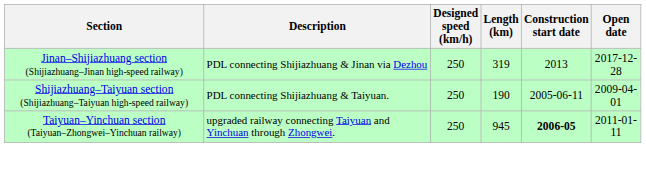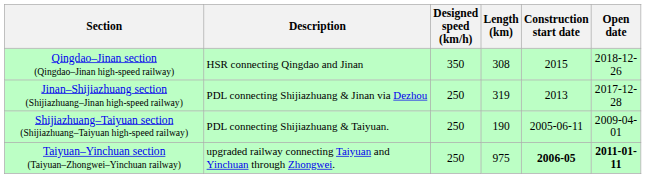+ row: (104, 64)
(501, 126) 945 -> (501, 157) 975
(616, 126) normal -> (616, 157) bold
